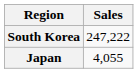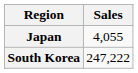rows swapped: (44, 57) <-> (44, 36)
